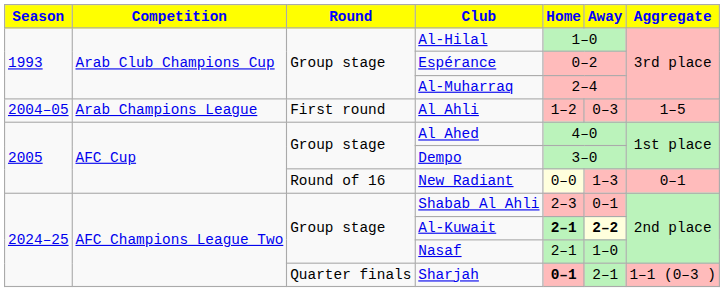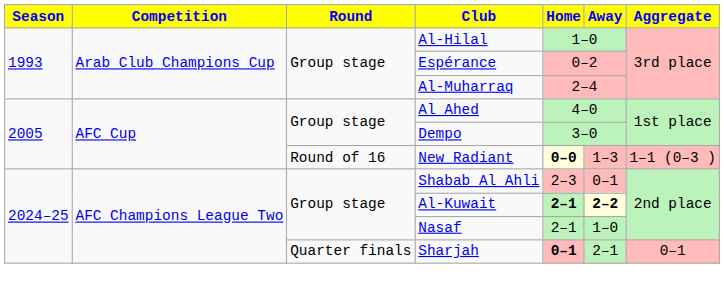- row: (449, 110)
(564, 181) normal -> (564, 157) bold
(673, 181) 0–1 -> (673, 157) 1–1 (0–3 )
(673, 275) 1–1 (0–3 ) -> (673, 251) 0–1
